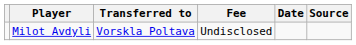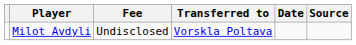columns swapped: (146, 13) <-> (236, 13)
